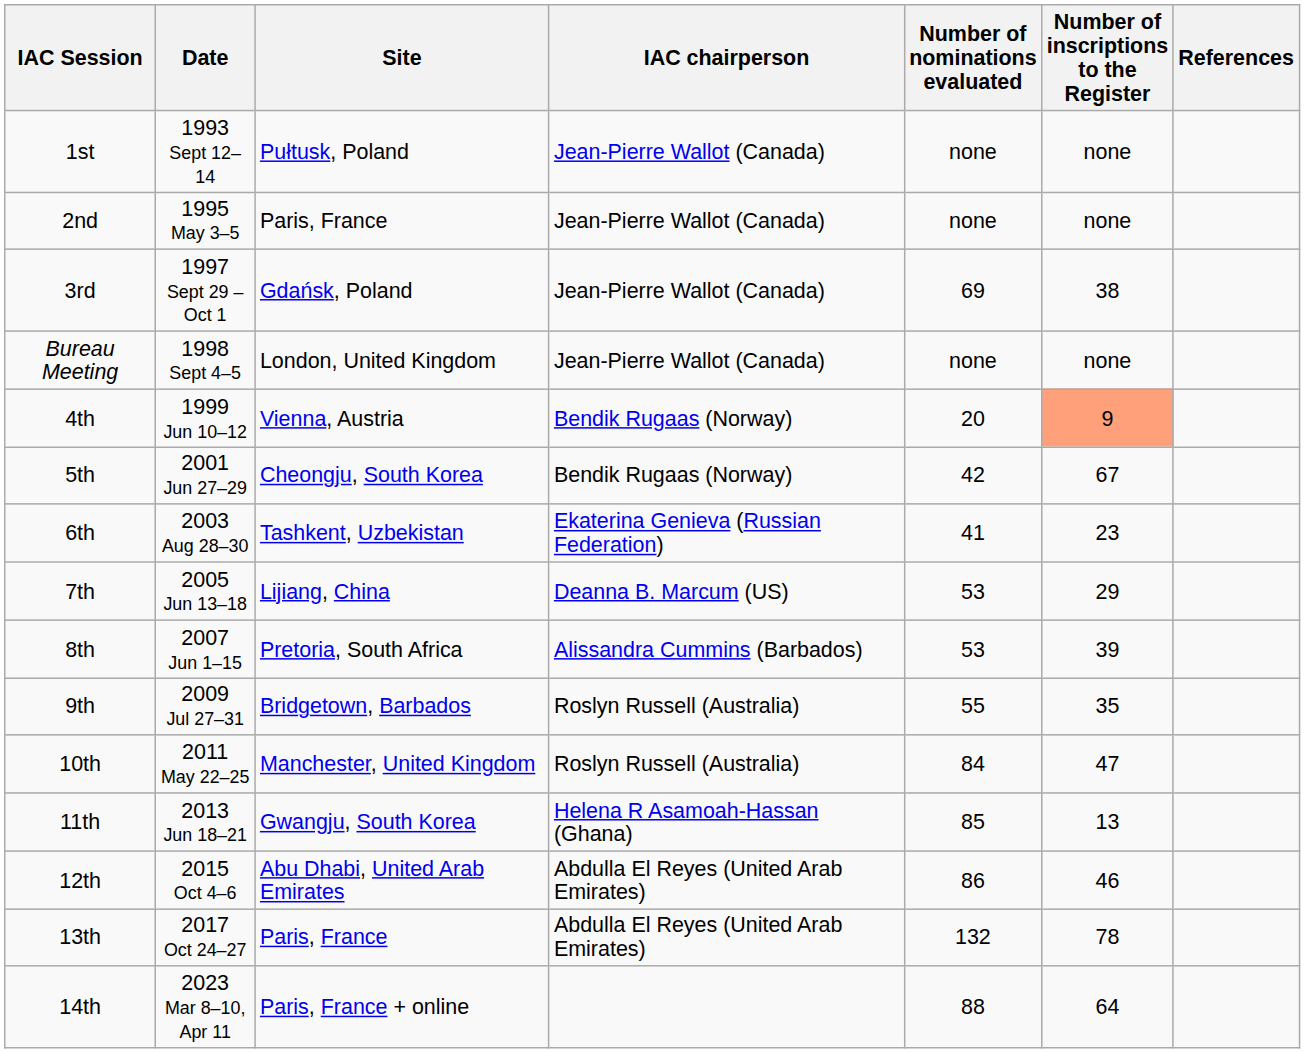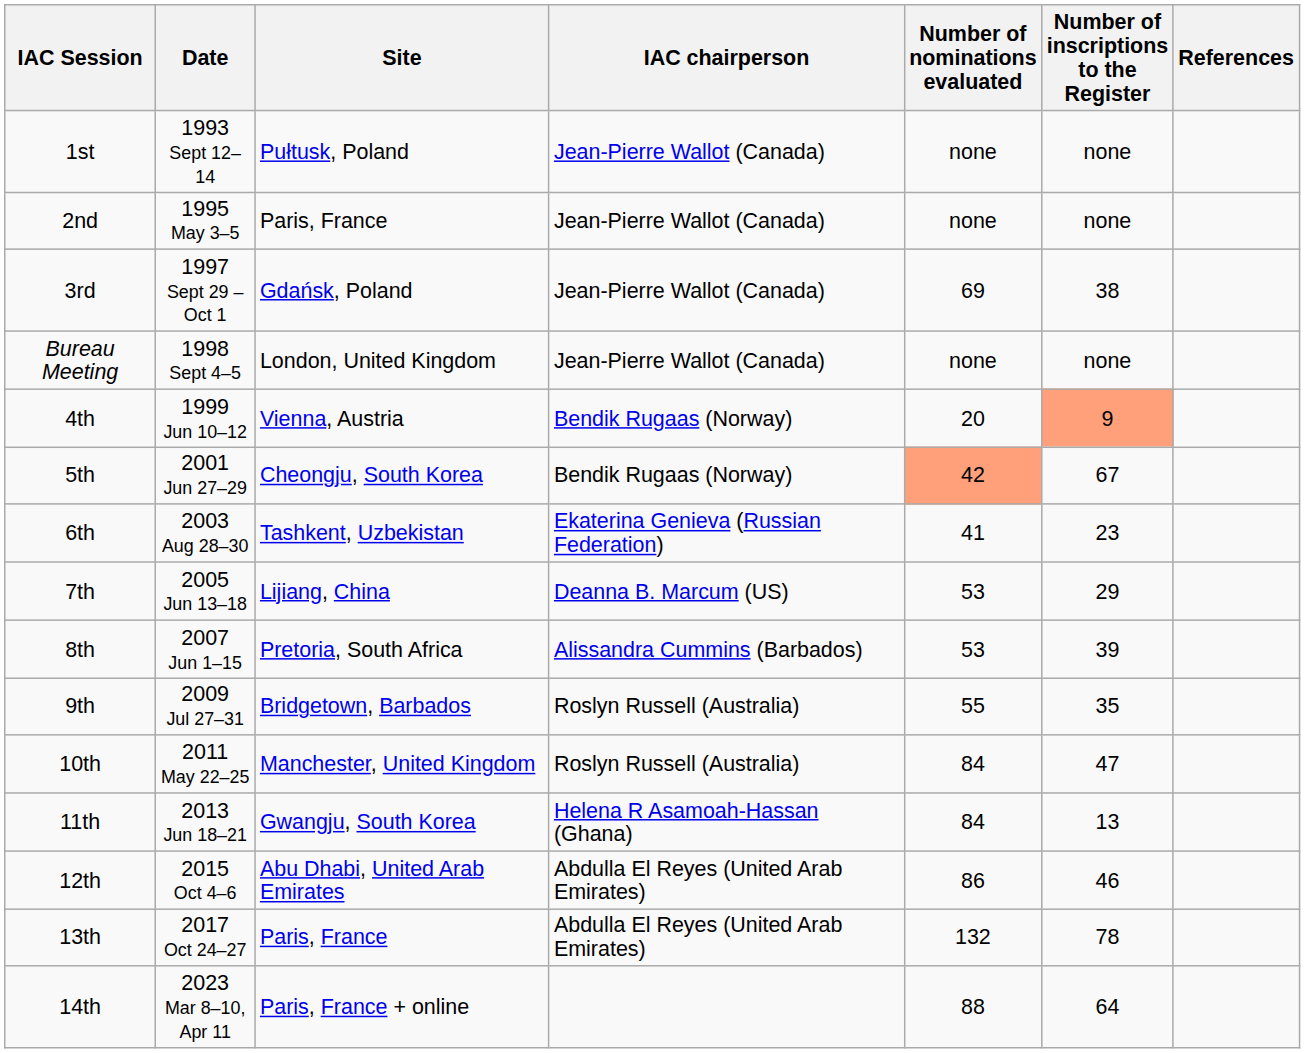(973, 475) no background -> (973, 475) lightsalmon background
(973, 822) 85 -> (973, 822) 84
